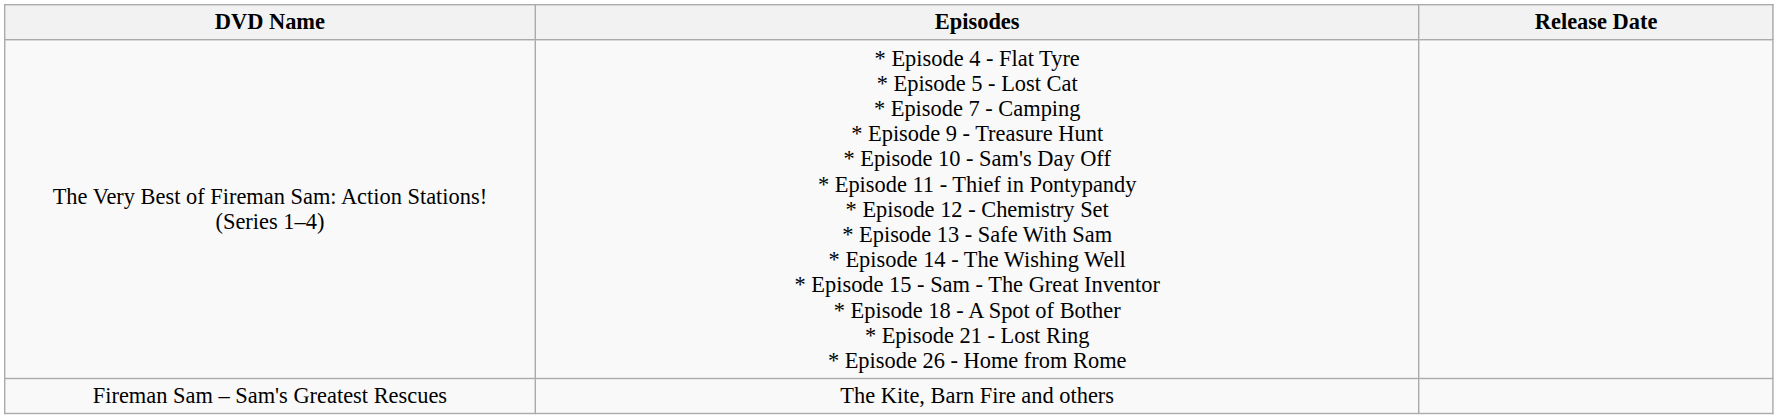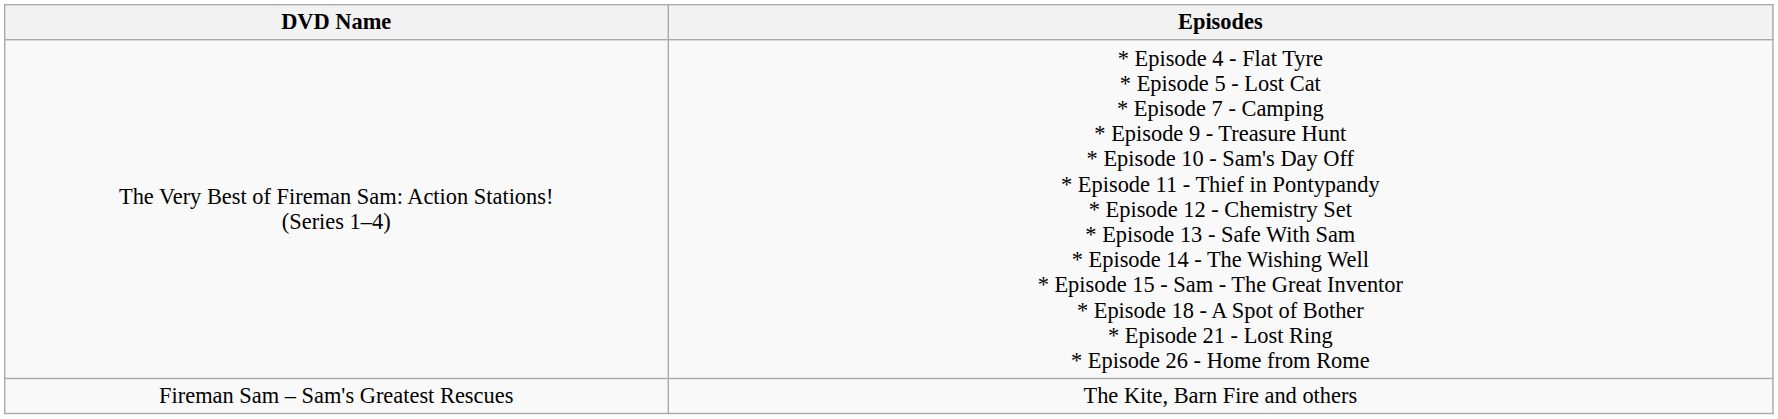- column: (1596, 22)
